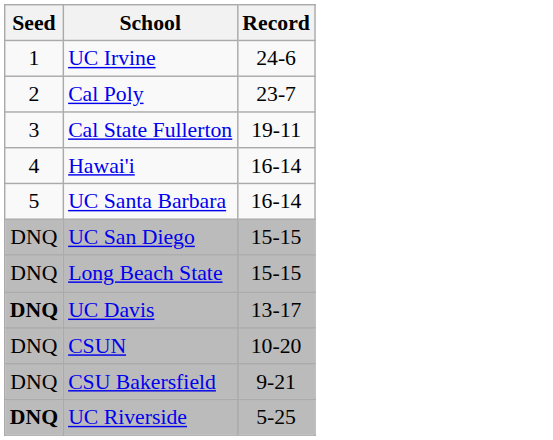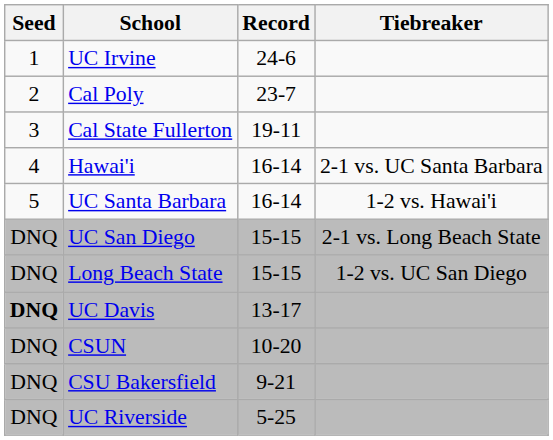+ column: (431, 22)
(34, 416) bold -> (34, 416) normal
